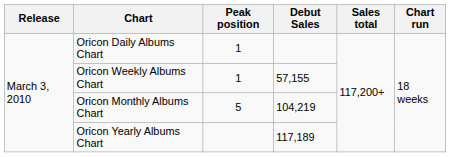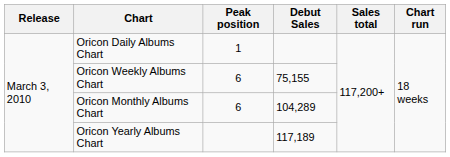(238, 78) 1 -> (238, 78) 6
(293, 78) 57,155 -> (293, 78) 75,155
(238, 107) 5 -> (238, 107) 6
(296, 107) 104,219 -> (296, 107) 104,289
